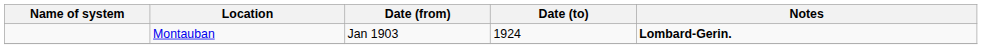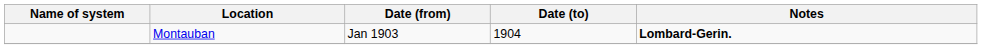(507, 33) 1924 -> (507, 33) 1904
